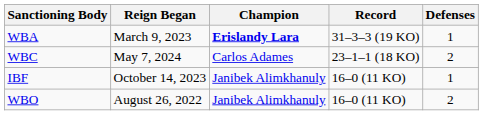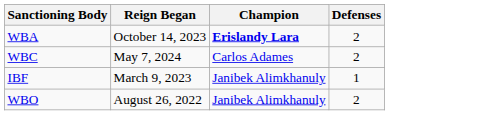- column: (376, 15)
(153, 36) March 9, 2023 -> (160, 36) October 14, 2023
(450, 36) 1 -> (356, 36) 2
(160, 78) October 14, 2023 -> (153, 78) March 9, 2023
